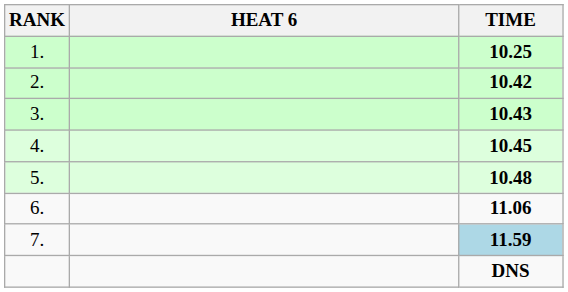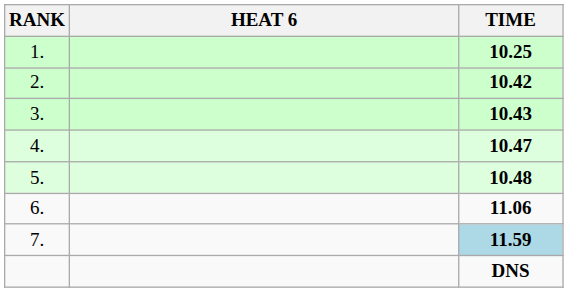(511, 145) 10.45 -> (511, 145) 10.47
